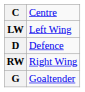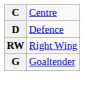- row: (15, 29)
